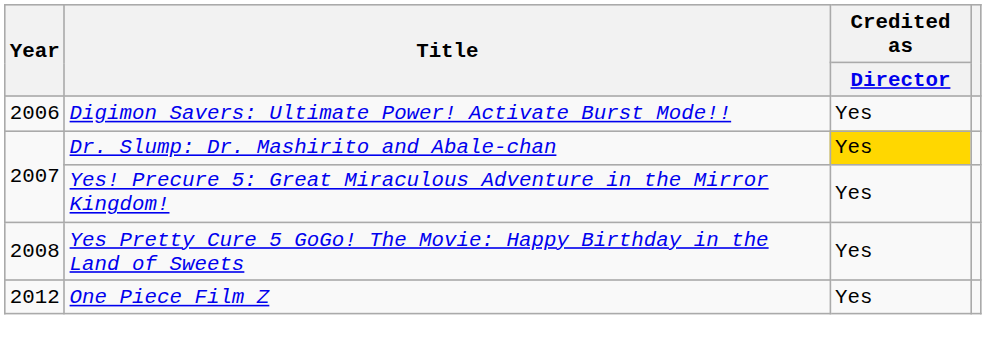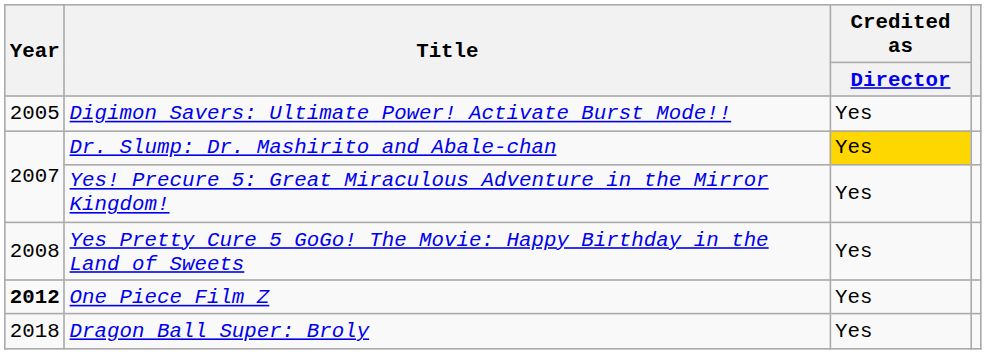(35, 114) 2006 -> (35, 114) 2005
(35, 297) normal -> (35, 297) bold
+ row: (219, 331)
